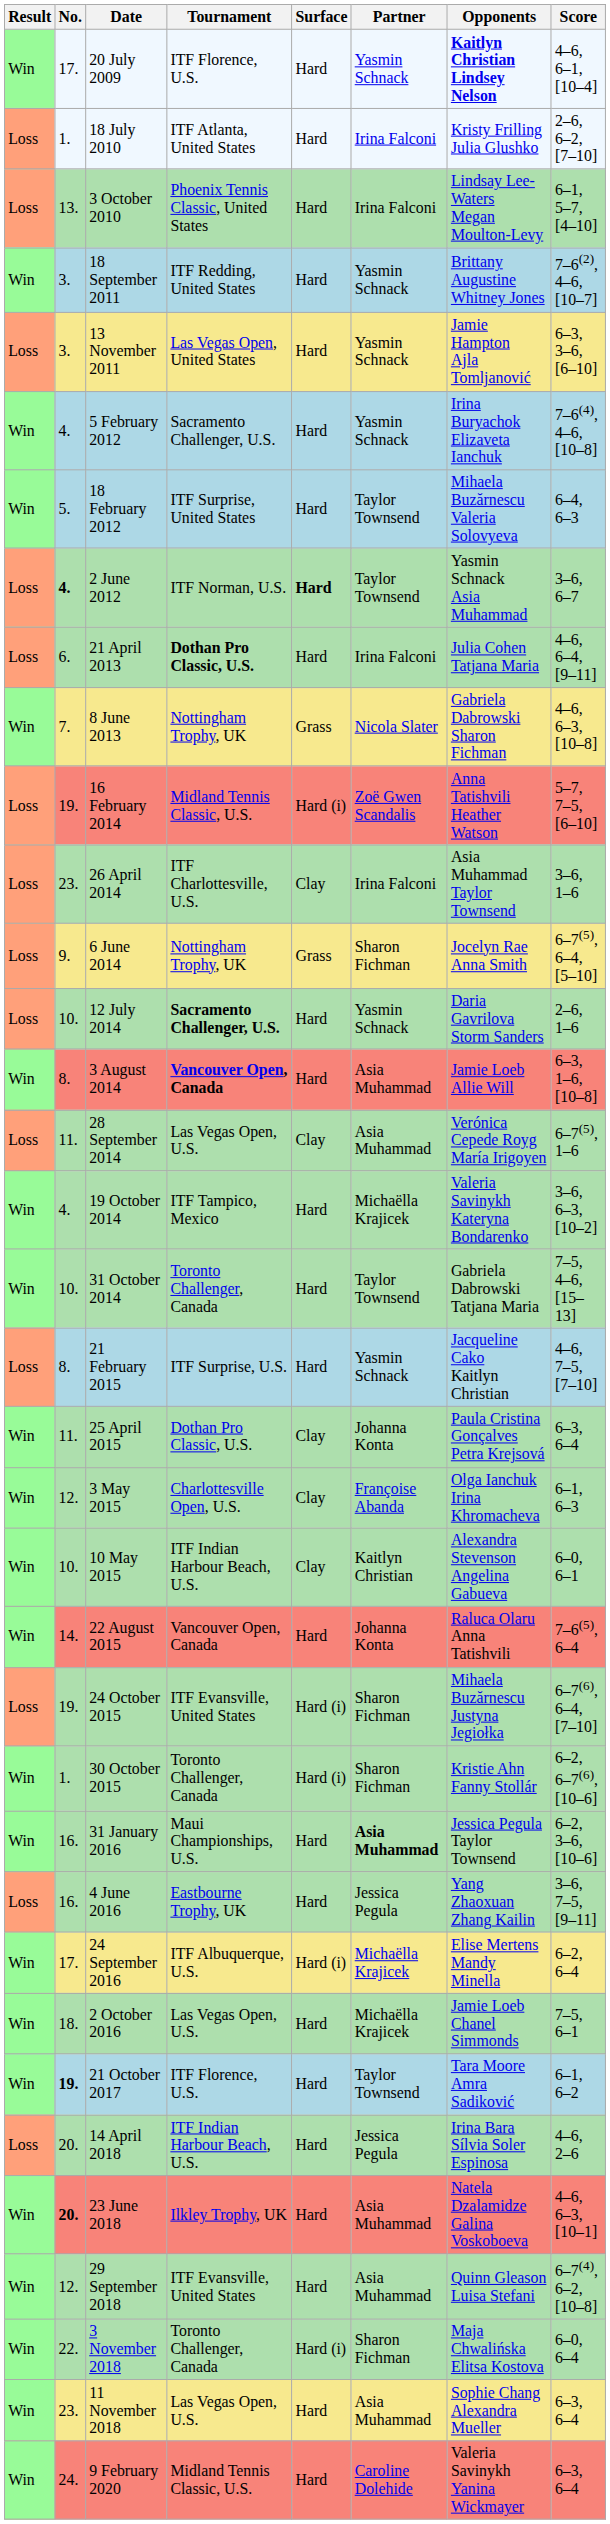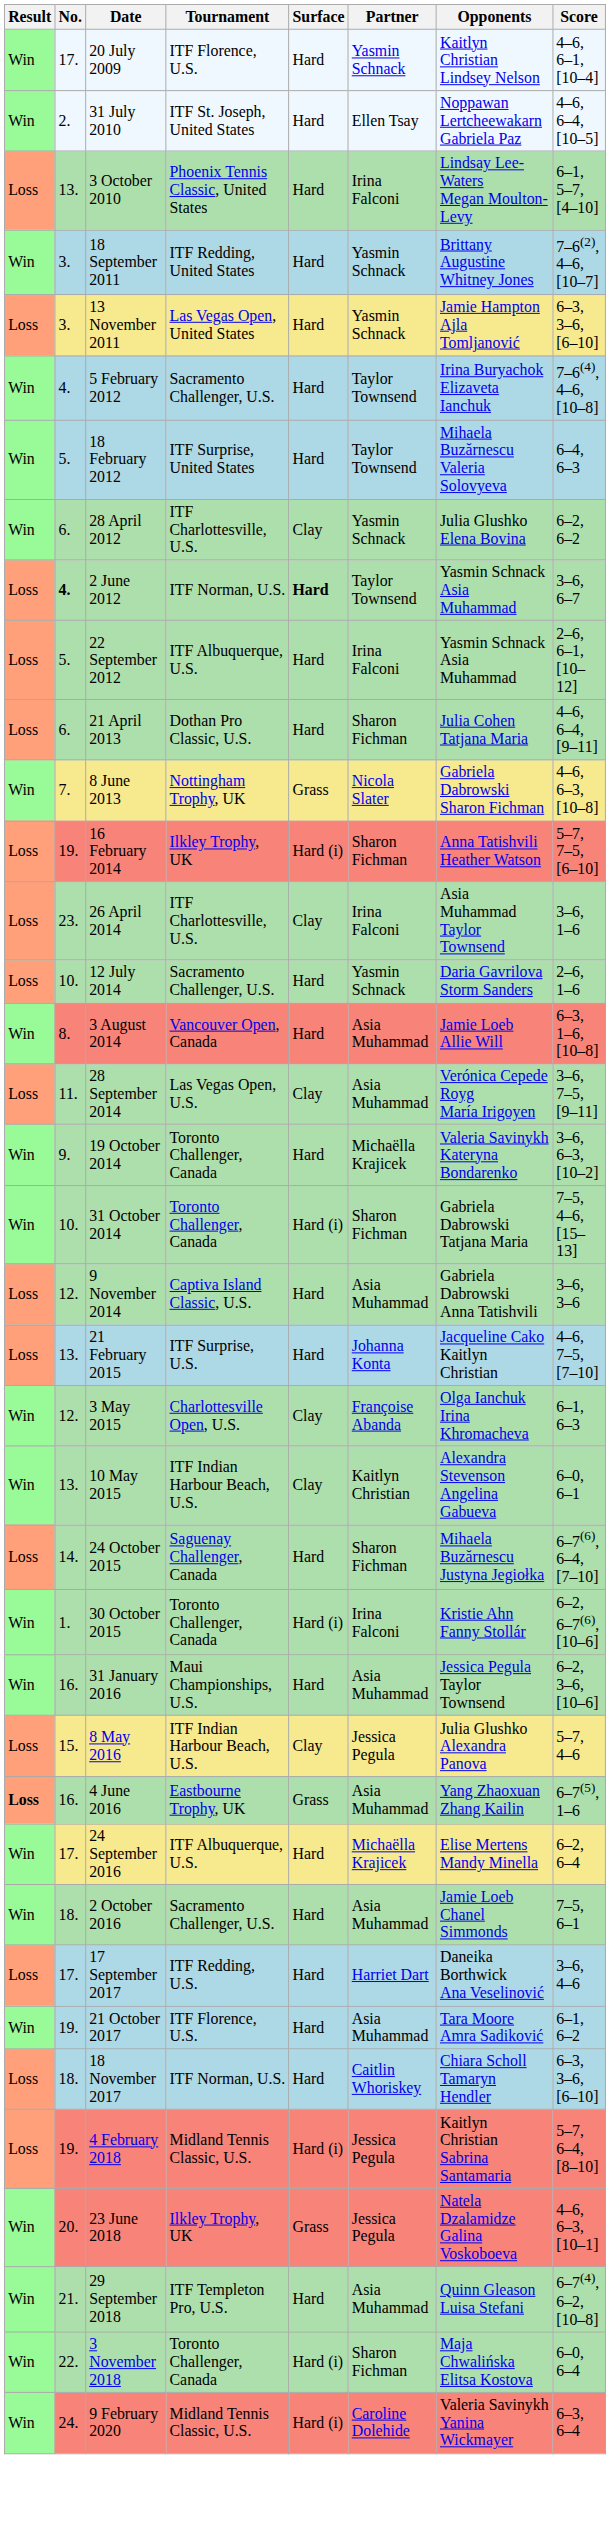(483, 68) bold -> (490, 60) normal
- row: (112, 138)
+ row: (112, 120)
(382, 430) Yasmin Schnack -> (384, 388) Taylor Townsend
+ row: (115, 529)
+ row: (123, 659)
(212, 657) bold -> (210, 729) normal
(395, 657) Irina Falconi -> (379, 729) Sharon Fichman
(220, 805) Midland Tennis Classic, U.S. -> (214, 851) Ilkley Trophy, UK
(388, 805) Zoë Gwen Scandalis -> (379, 851) Sharon Fichman
- row: (110, 955)
(225, 1018) bold -> (222, 981) normal
(229, 1079) bold -> (225, 1033) normal
(576, 1140) 6–7(5), 1–6 -> (577, 1094) 3–6, 7–5, [9–11]
(65, 1210) 4. -> (65, 1154) 9.
(214, 1210) ITF Tampico, Mexico -> (206, 1154) Toronto Challenger, Canada
(311, 1288) Hard -> (318, 1224) Hard (i)
(387, 1288) Taylor Townsend -> (379, 1224) Sharon Fichman
+ row: (123, 1294)
(65, 1367) 8. -> (68, 1355) 13.
(382, 1367) Yasmin Schnack -> (378, 1355) Johanna Konta
- row: (115, 1436)
(68, 1567) 10. -> (68, 1485) 13.
- row: (122, 1636)
(68, 1706) 19. -> (68, 1557) 14.
(220, 1706) ITF Evansville, United States -> (206, 1557) Saguenay Challenger, Canada
(321, 1706) Hard (i) -> (308, 1557) Hard
(382, 1778) Sharon Fichman -> (376, 1622) Irina Falconi
(397, 1841) bold -> (390, 1685) normal
+ row: (110, 1746)
(23, 1902) normal -> (24, 1800) bold
(311, 1902) Hard -> (311, 1800) Grass
(377, 1902) Jessica Pegula -> (390, 1800) Asia Muhammad
(576, 1902) 3–6, 7–5, [9–11] -> (578, 1800) 6–7(5), 1–6
(321, 1962) Hard (i) -> (308, 1854) Hard
(224, 2023) Las Vegas Open, U.S. -> (222, 1914) Sacramento Challenger, U.S.
(386, 2023) Michaëlla Krajicek -> (390, 1914) Asia Muhammad
+ row: (123, 1975)
(68, 2084) bold -> (68, 2027) normal
(387, 2084) Taylor Townsend -> (390, 2027) Asia Muhammad
+ row: (123, 2079)
+ row: (124, 2148)
- row: (115, 2145)
(68, 2214) bold -> (68, 2227) normal
(311, 2214) Hard -> (311, 2227) Grass
(393, 2214) Asia Muhammad -> (374, 2227) Jessica Pegula
(68, 2286) 12. -> (68, 2299) 21.
(220, 2286) ITF Evansville, United States -> (217, 2299) ITF Templeton Pro, U.S.
- row: (123, 2410)
(311, 2479) Hard -> (318, 2422) Hard (i)
